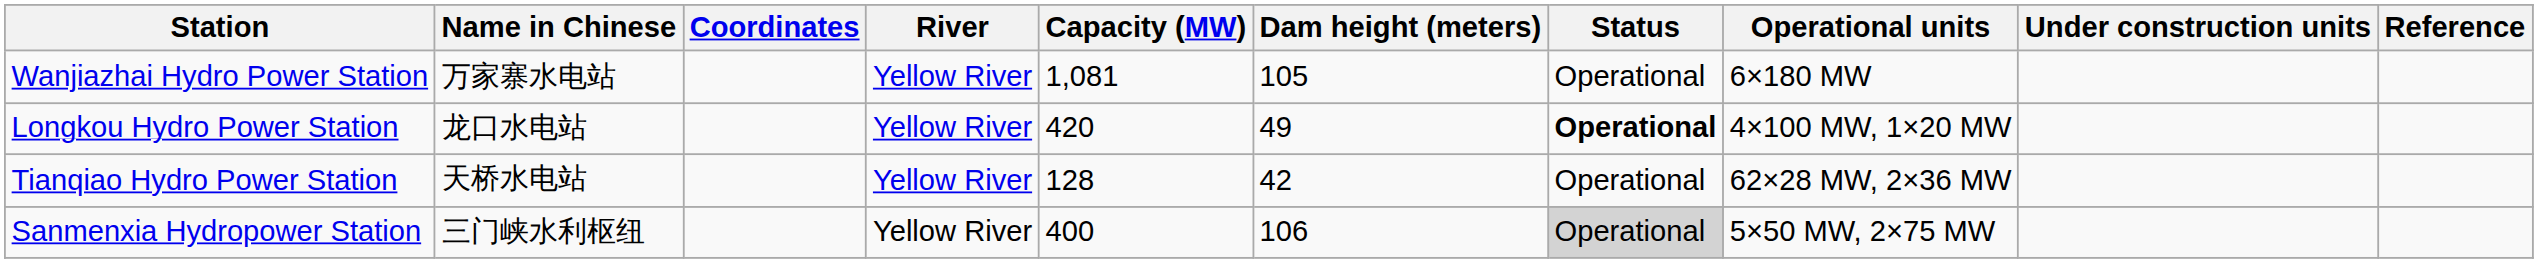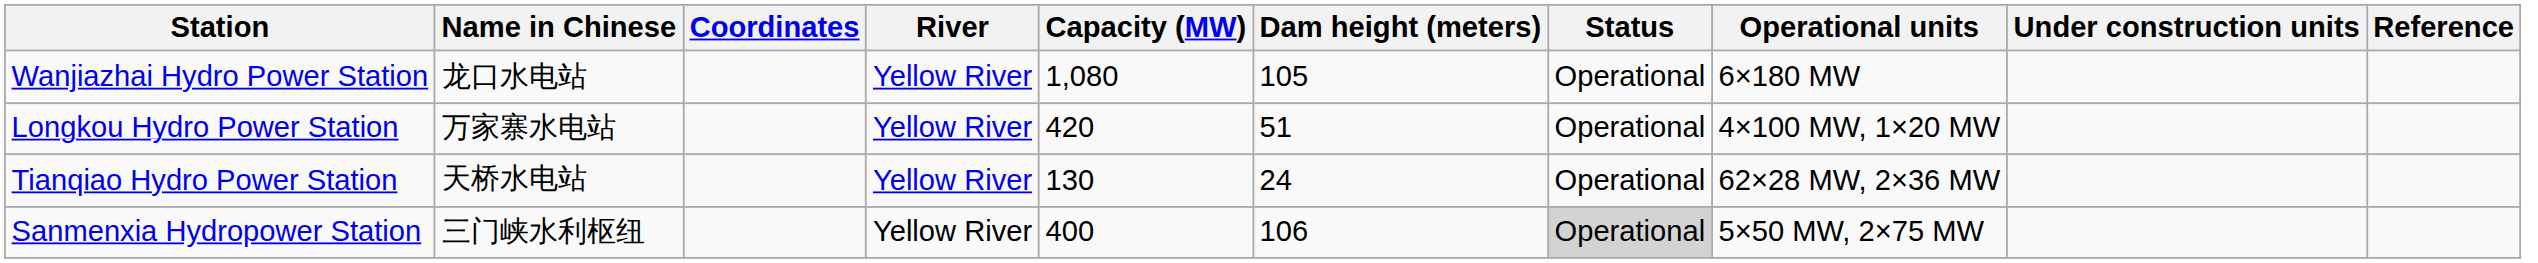(529, 75) 万家寨水电站 -> (514, 75) 龙口水电站
(1082, 76) 1,081 -> (1082, 76) 1,080
(514, 127) 龙口水电站 -> (529, 127) 万家寨水电站
(1276, 128) 49 -> (1276, 128) 51
(1635, 128) bold -> (1630, 128) normal
(1070, 179) 128 -> (1070, 179) 130
(1276, 179) 42 -> (1276, 179) 24
